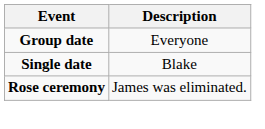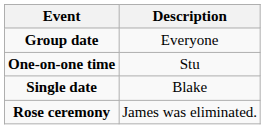+ row: (62, 64)
